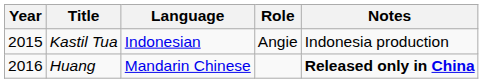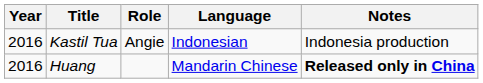columns swapped: (188, 16) <-> (278, 16)
(25, 41) 2015 -> (25, 41) 2016
